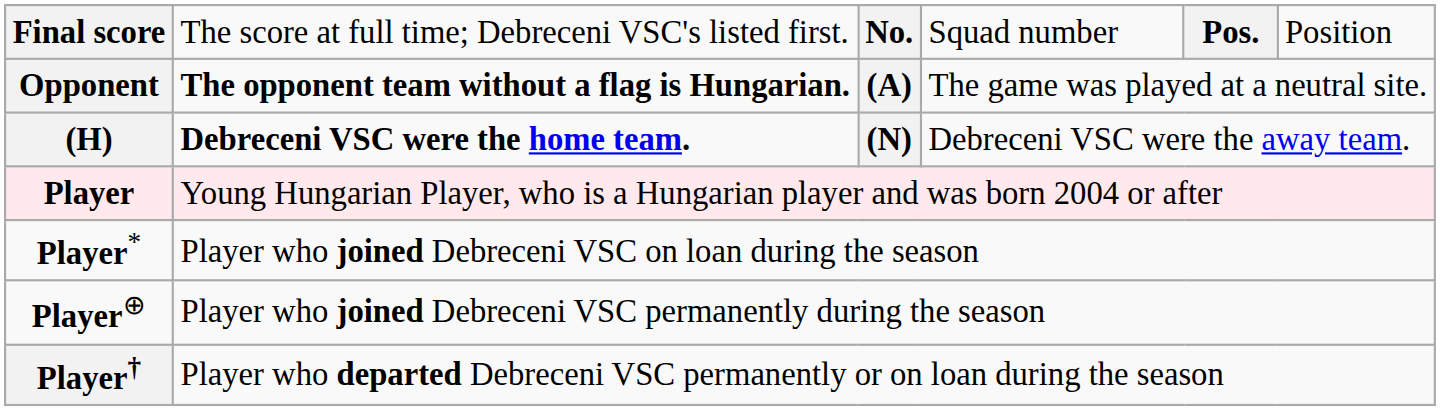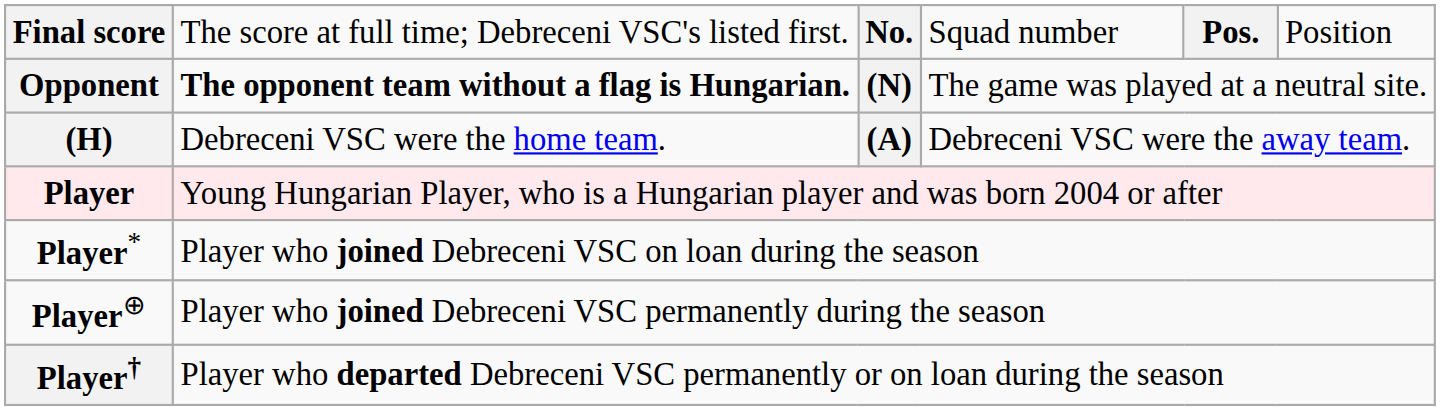(889, 85) (A) -> (889, 85) (N)
(435, 139) bold -> (423, 139) normal
(889, 139) (N) -> (889, 139) (A)
